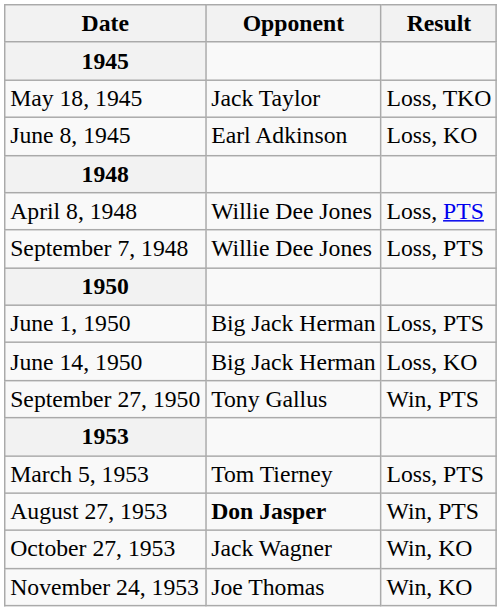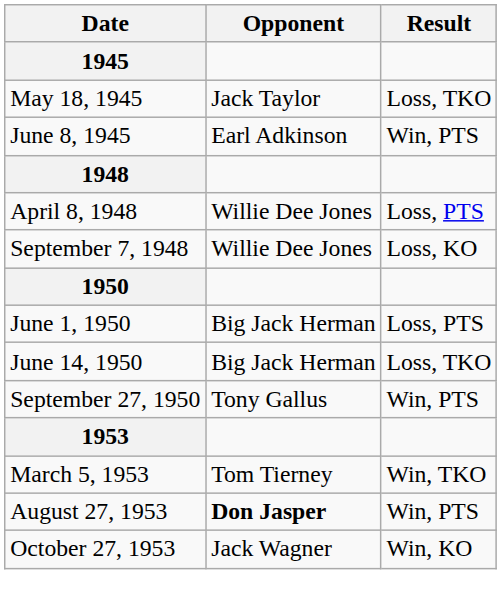(432, 135) Loss, KO -> (433, 135) Win, PTS
(435, 248) Loss, PTS -> (432, 248) Loss, KO
(432, 361) Loss, KO -> (439, 361) Loss, TKO
(435, 473) Loss, PTS -> (436, 473) Win, TKO
- row: (105, 586)
